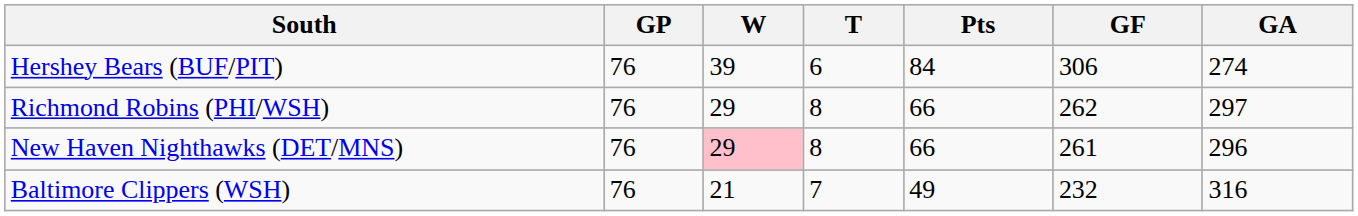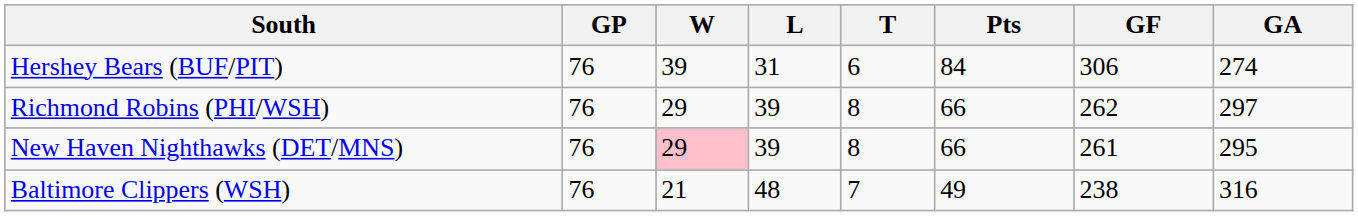+ column: (795, 25)
(1228, 148) 296 -> (1238, 148) 295
(1078, 189) 232 -> (1099, 189) 238
